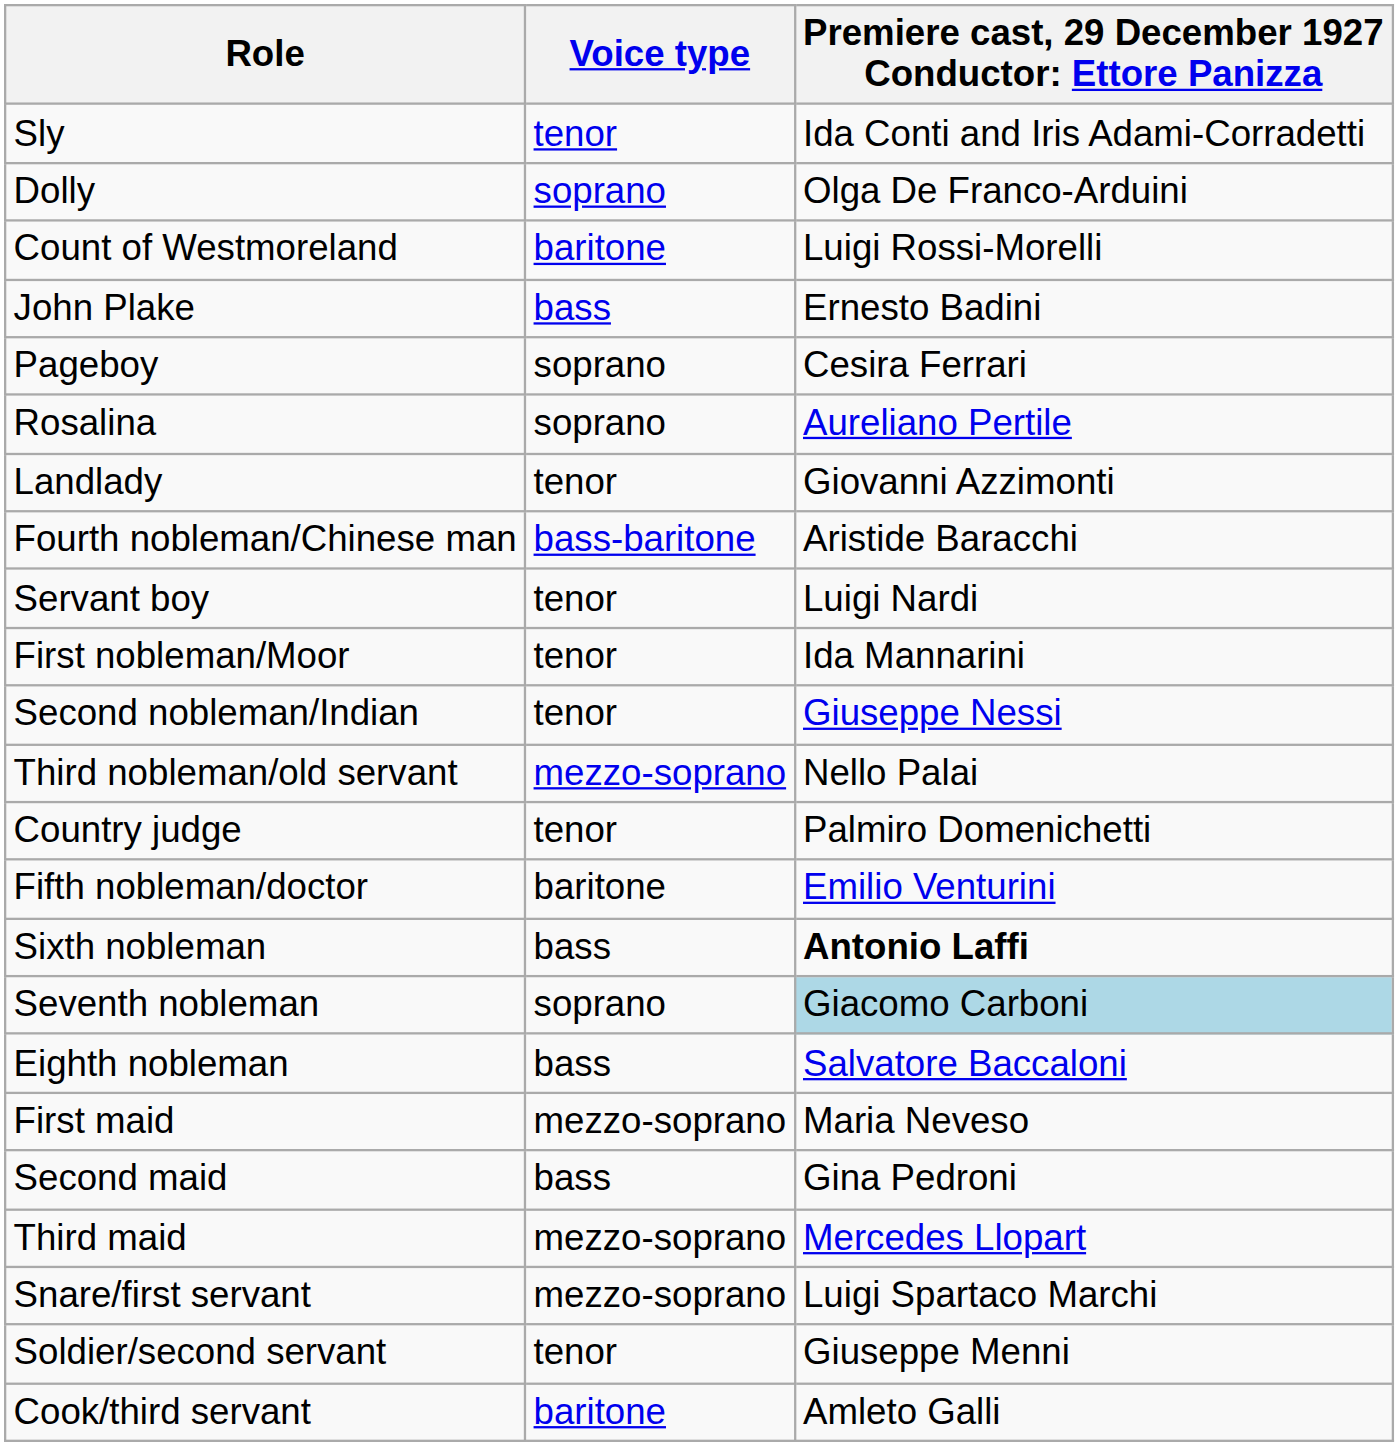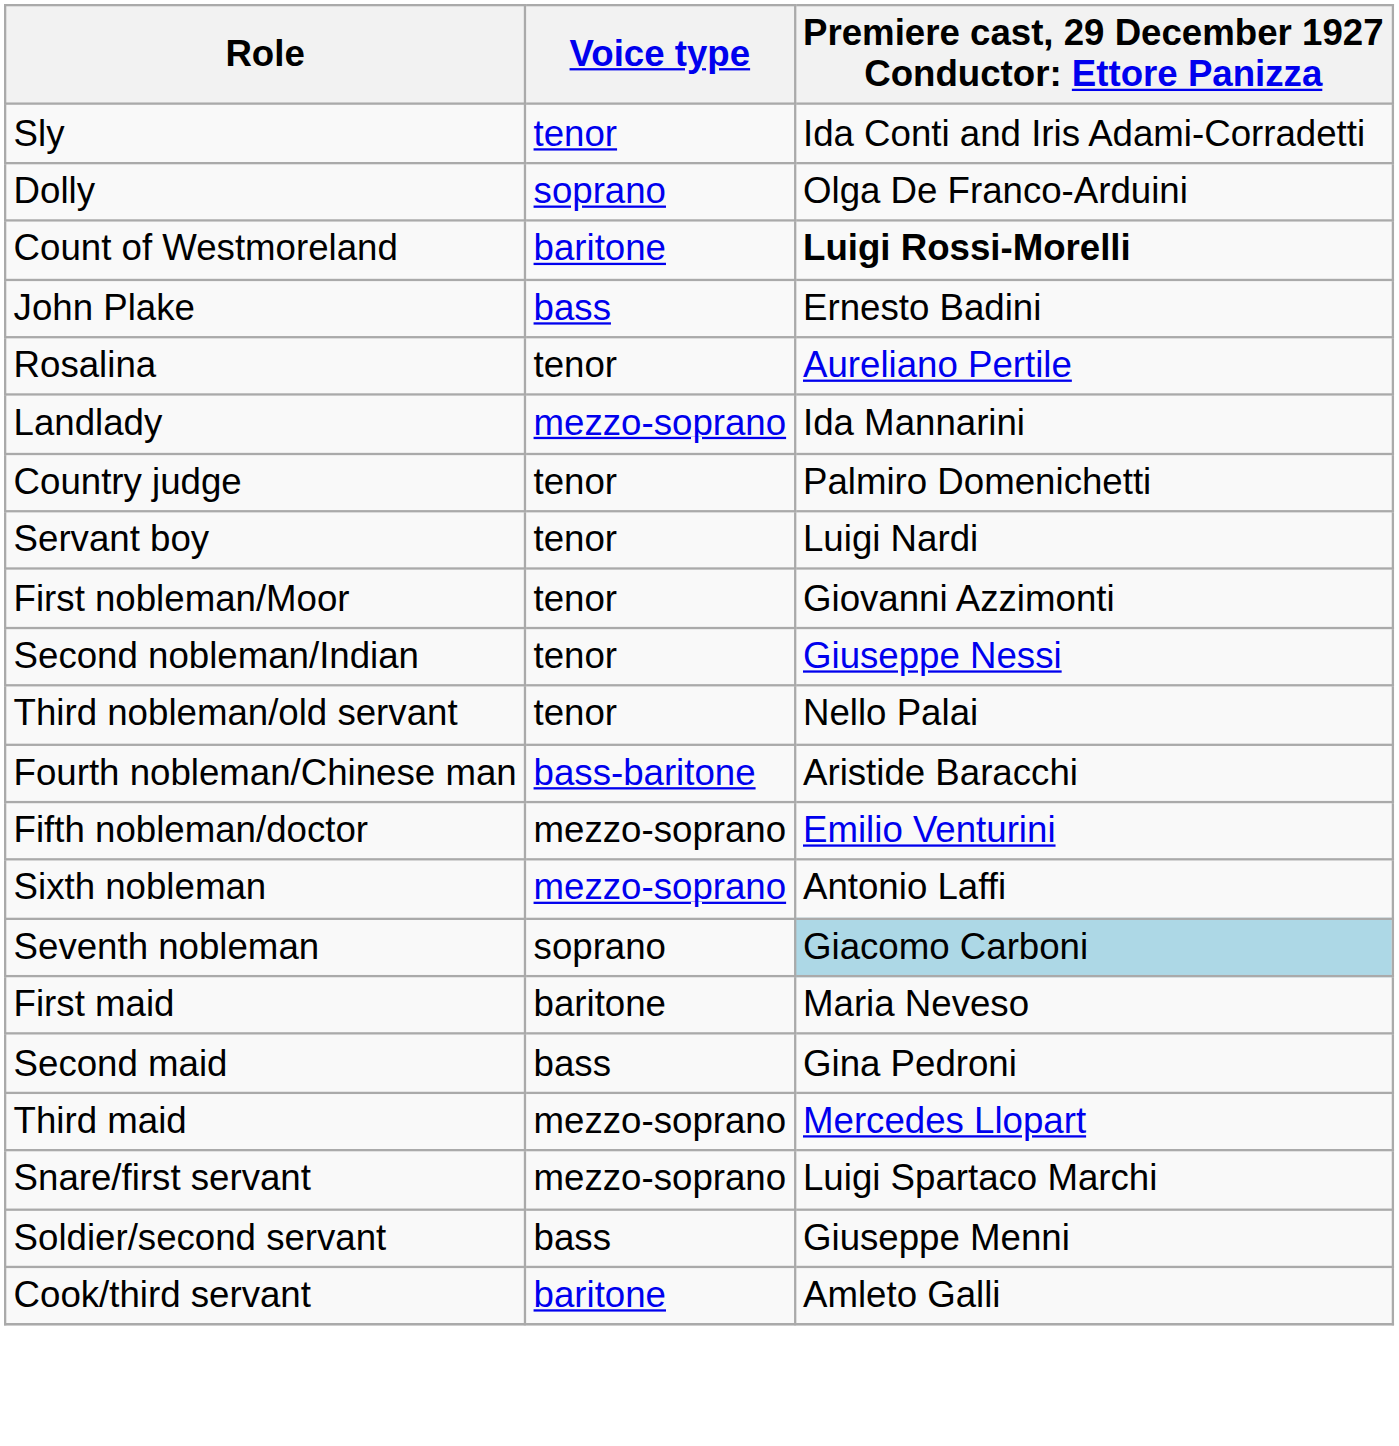(953, 249) normal -> (967, 249) bold
- row: (86, 365)
(600, 423) soprano -> (575, 365) tenor
(575, 481) tenor -> (660, 423) mezzo-soprano
(959, 481) Giovanni Azzimonti -> (914, 423) Ida Mannarini
rows swapped: (128, 830) <-> (265, 539)
(914, 655) Ida Mannarini -> (959, 597) Giovanni Azzimonti
(660, 772) mezzo-soprano -> (575, 713) tenor
(600, 888) baritone -> (660, 830) mezzo-soprano
(572, 946) bass -> (660, 888) mezzo-soprano
(916, 946) bold -> (905, 888) normal
- row: (151, 1062)
(660, 1120) mezzo-soprano -> (600, 1004) baritone
(575, 1353) tenor -> (572, 1236) bass
